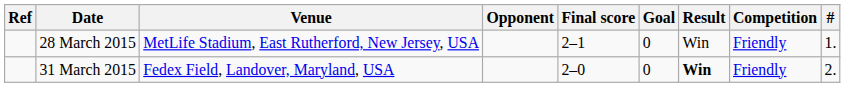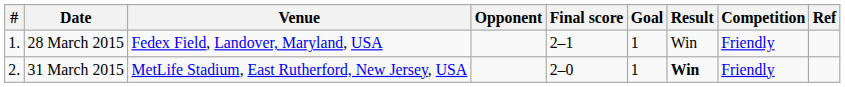columns swapped: (830, 17) <-> (20, 17)
(311, 43) MetLife Stadium, East Rutherford, New Jersey, USA -> (257, 43) Fedex Field, Landover, Maryland, USA
(647, 43) 0 -> (635, 43) 1
(269, 69) Fedex Field, Landover, Maryland, USA -> (299, 69) MetLife Stadium, East Rutherford, New Jersey, USA
(647, 69) 0 -> (635, 69) 1
